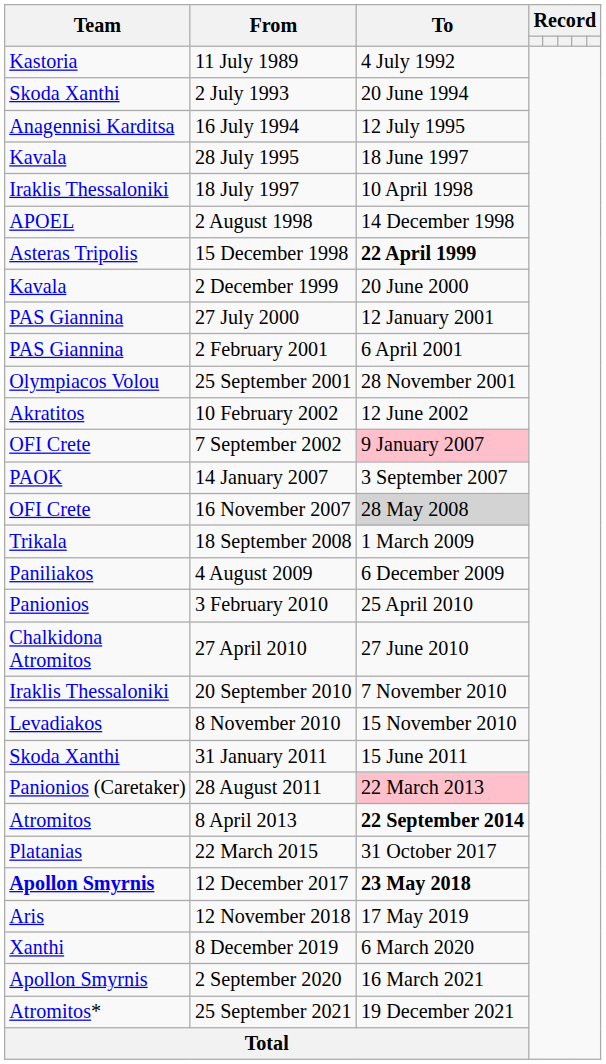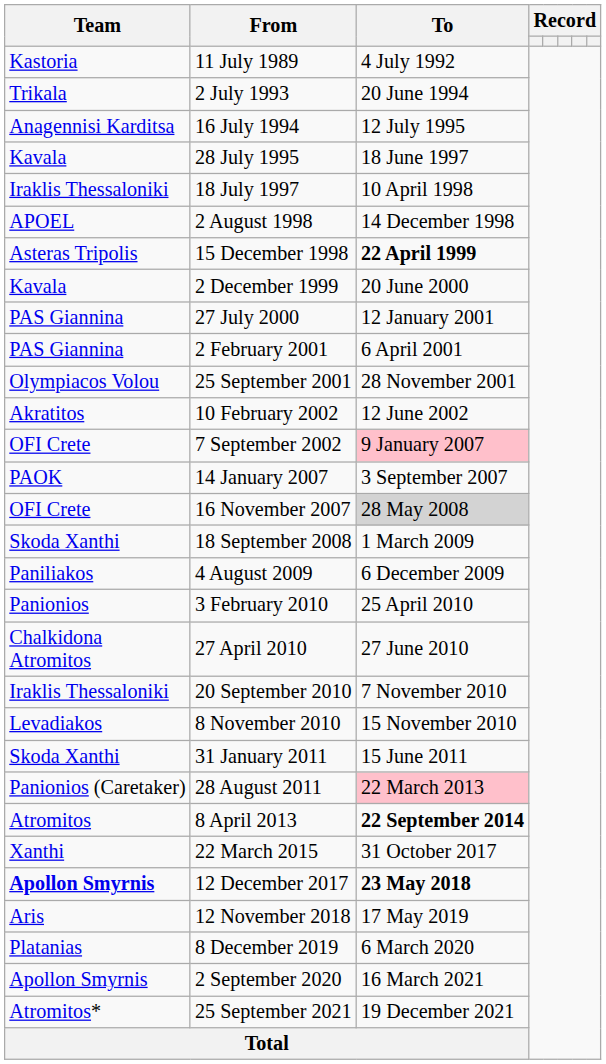(64, 93) Skoda Xanthi -> (38, 93) Trikala
(38, 541) Trikala -> (64, 541) Skoda Xanthi
(46, 851) Platanias -> (37, 851) Xanthi
(37, 947) Xanthi -> (46, 947) Platanias
